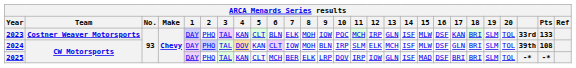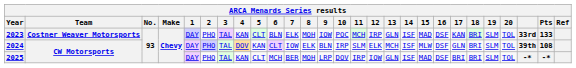(425, 33) MLW -> (425, 33) MAD
(309, 45) MOH -> (309, 45) ELK
(309, 57) ELK -> (309, 57) MOH
